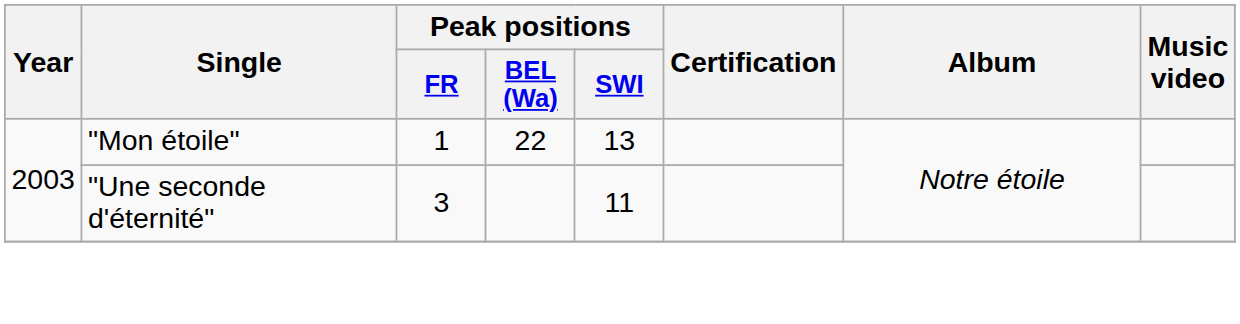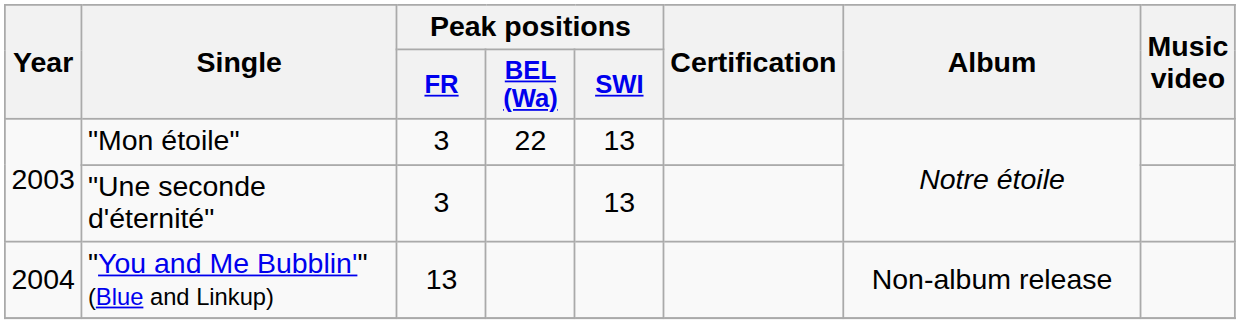(442, 141) 1 -> (442, 141) 3
(619, 202) 11 -> (619, 202) 13
+ row: (228, 279)
